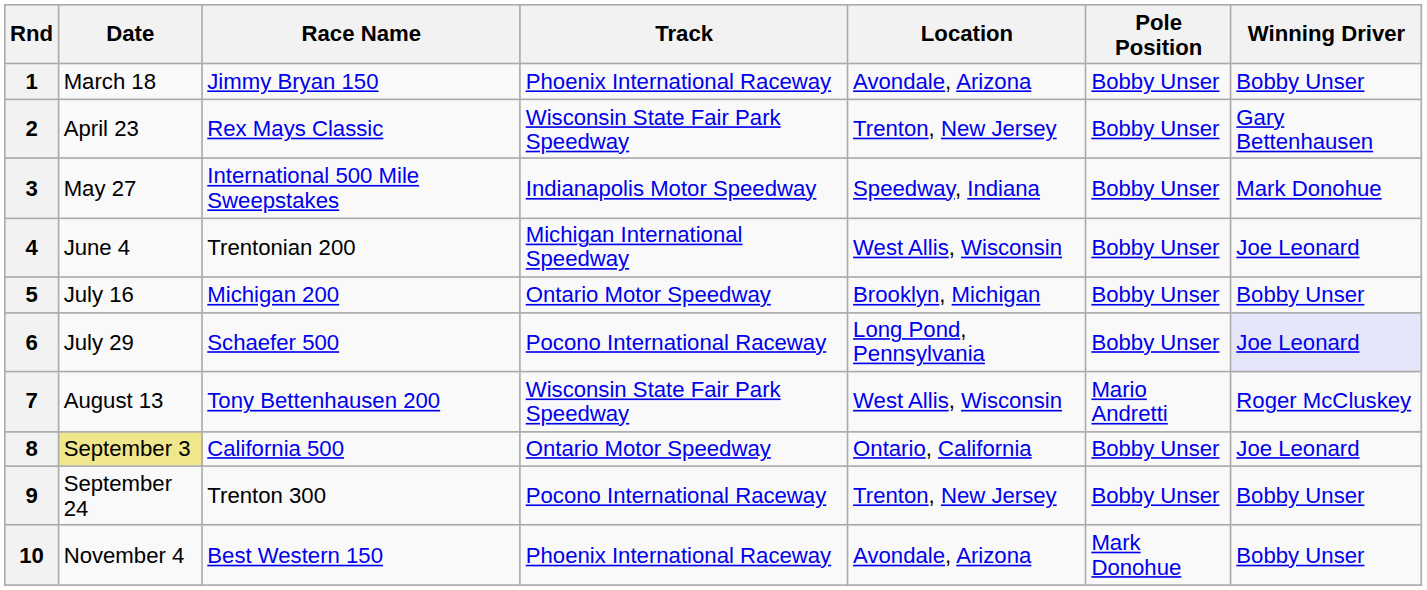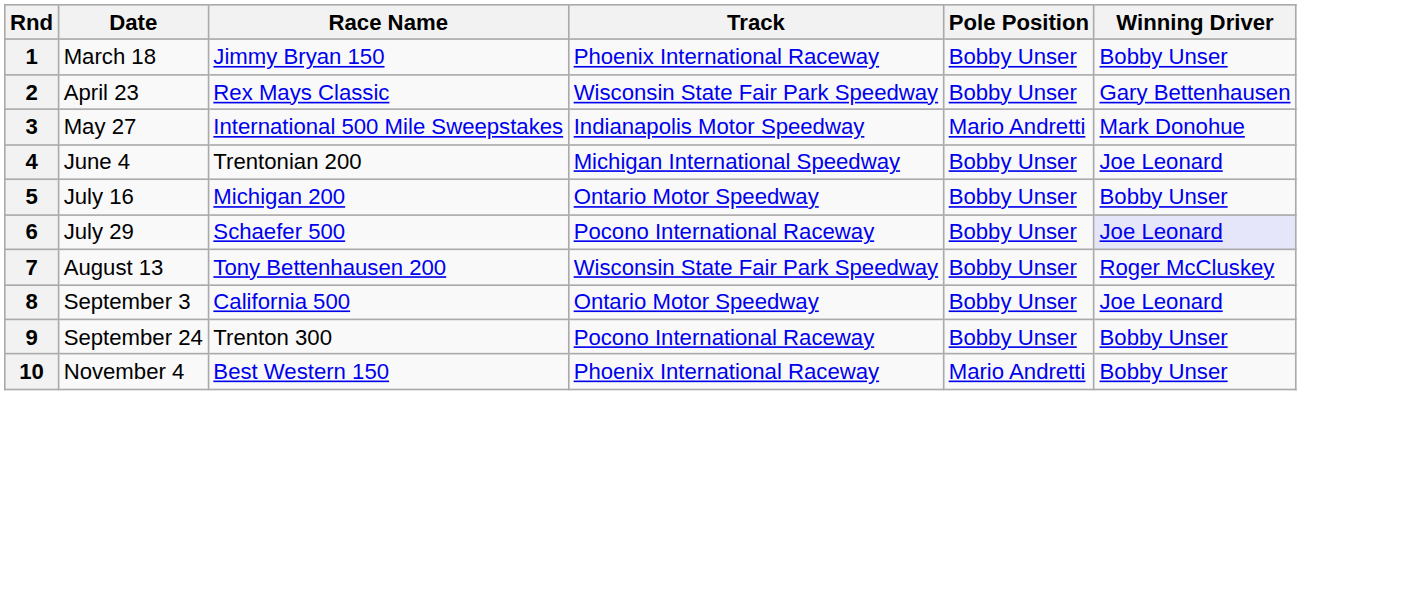- column: (967, 34)
(1155, 188) Bobby Unser -> (1017, 127) Mario Andretti
(1130, 401) Mario Andretti -> (1013, 266) Bobby Unser
(127, 448) khaki background -> (127, 301) no background
(1136, 555) Mark Donohue -> (1017, 371) Mario Andretti
